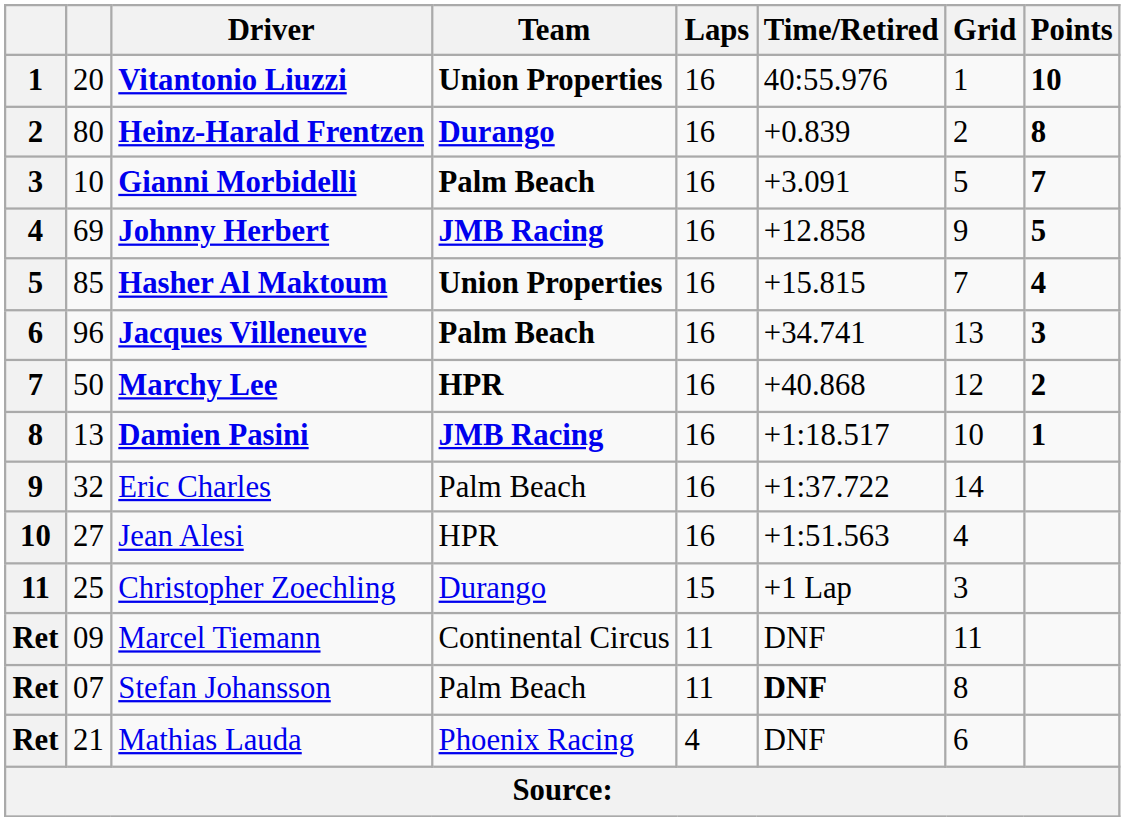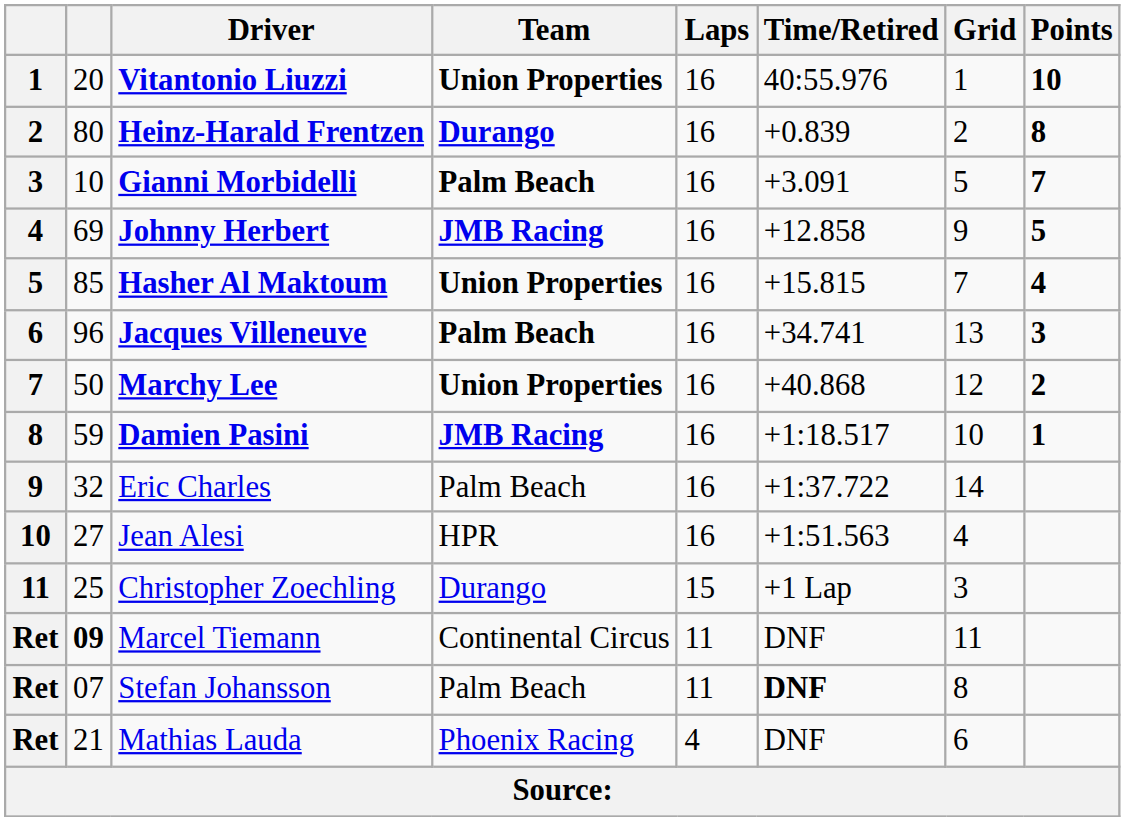(471, 384) HPR -> (551, 384) Union Properties
(88, 435) 13 -> (88, 435) 59
(88, 637) normal -> (88, 637) bold
